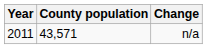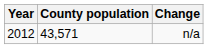(20, 33) 2011 -> (21, 33) 2012
